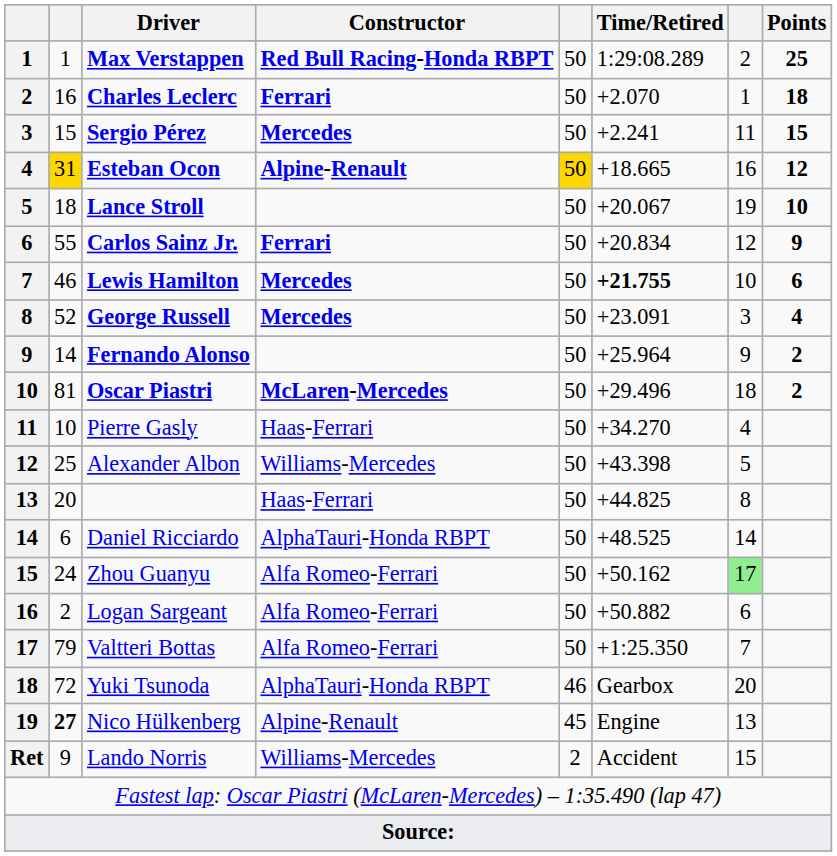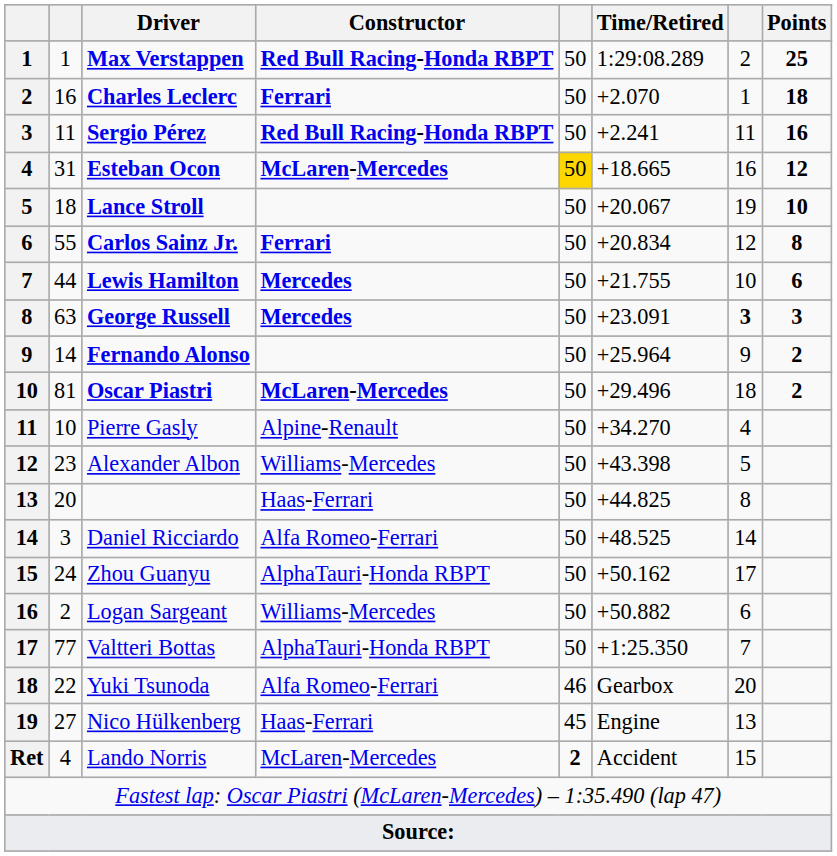(65, 132) 15 -> (65, 132) 11
(306, 132) Mercedes -> (407, 132) Red Bull Racing-Honda RBPT
(797, 132) 15 -> (797, 132) 16
(65, 169) gold background -> (65, 169) no background
(334, 169) Alpine-Renault -> (354, 169) McLaren-Mercedes
(797, 243) 9 -> (797, 243) 8
(65, 280) 46 -> (65, 280) 44
(634, 280) bold -> (634, 280) normal
(65, 316) 52 -> (65, 316) 63
(745, 316) normal -> (745, 316) bold
(797, 316) 4 -> (797, 316) 3
(317, 427) Haas-Ferrari -> (329, 427) Alpine-Renault
(65, 464) 25 -> (65, 464) 23
(65, 537) 6 -> (65, 537) 3
(375, 537) AlphaTauri-Honda RBPT -> (349, 537) Alfa Romeo-Ferrari
(349, 574) Alfa Romeo-Ferrari -> (375, 574) AlphaTauri-Honda RBPT
(745, 574) lightgreen background -> (745, 574) no background
(349, 611) Alfa Romeo-Ferrari -> (348, 611) Williams-Mercedes
(65, 648) 79 -> (65, 648) 77
(349, 648) Alfa Romeo-Ferrari -> (375, 648) AlphaTauri-Honda RBPT
(65, 684) 72 -> (65, 684) 22
(375, 684) AlphaTauri-Honda RBPT -> (349, 684) Alfa Romeo-Ferrari
(65, 721) bold -> (65, 721) normal
(329, 721) Alpine-Renault -> (317, 721) Haas-Ferrari
(65, 758) 9 -> (65, 758) 4
(348, 758) Williams-Mercedes -> (348, 758) McLaren-Mercedes
(575, 758) normal -> (575, 758) bold
